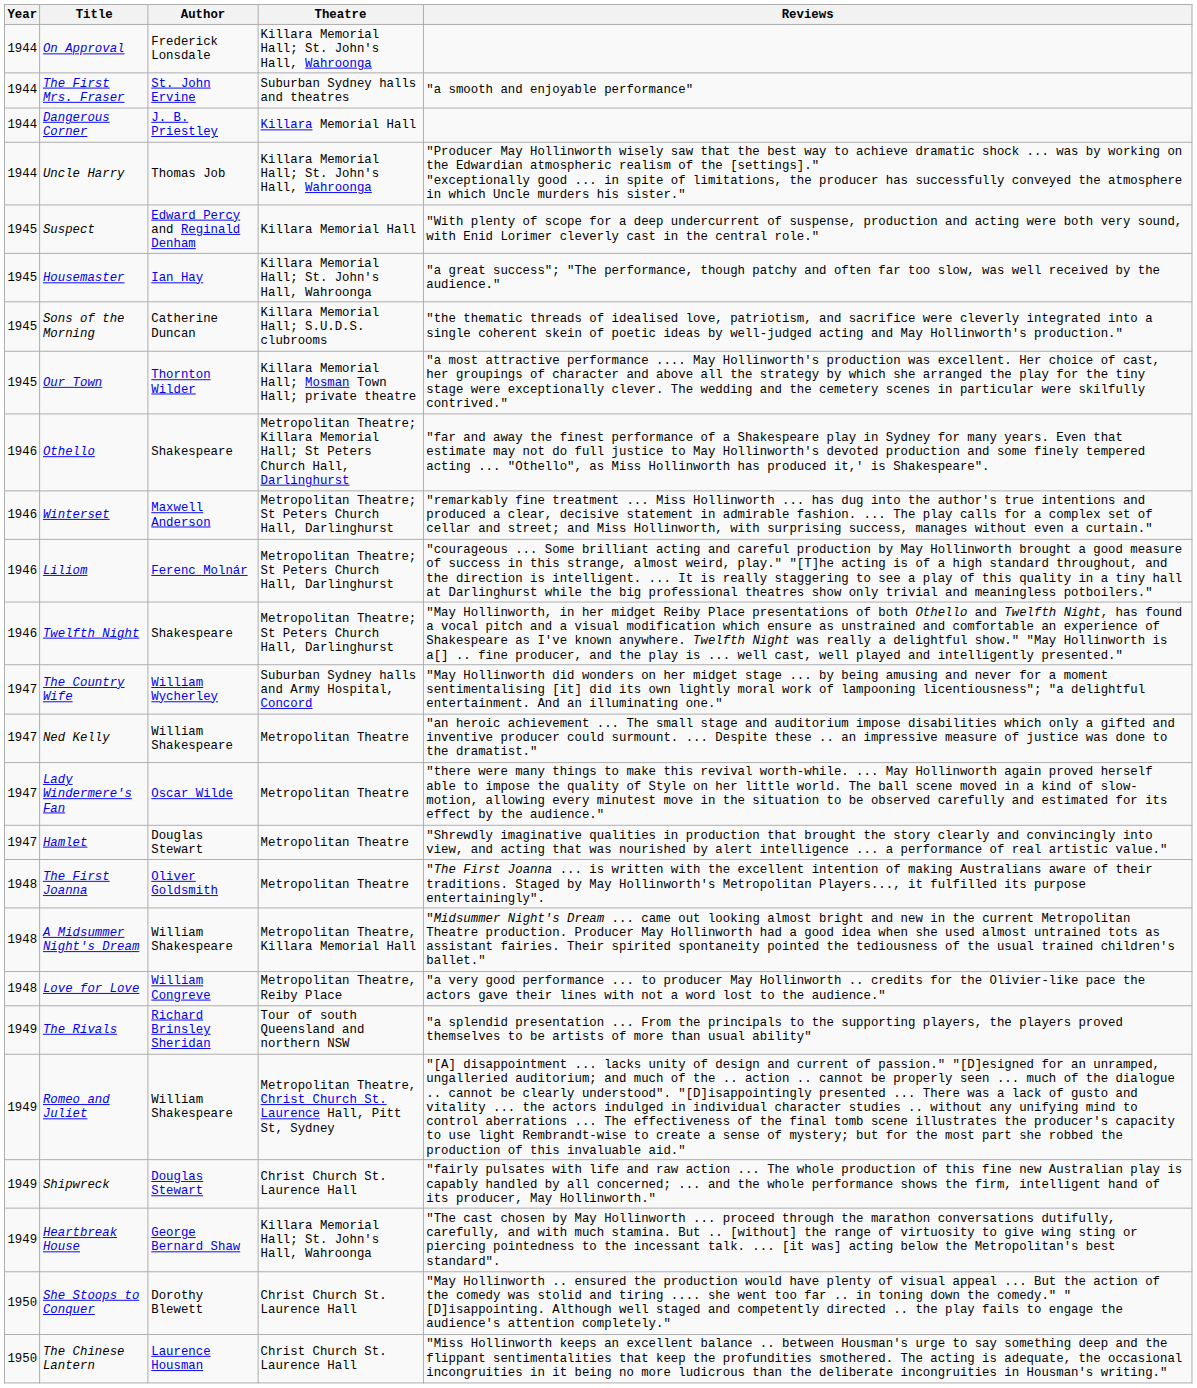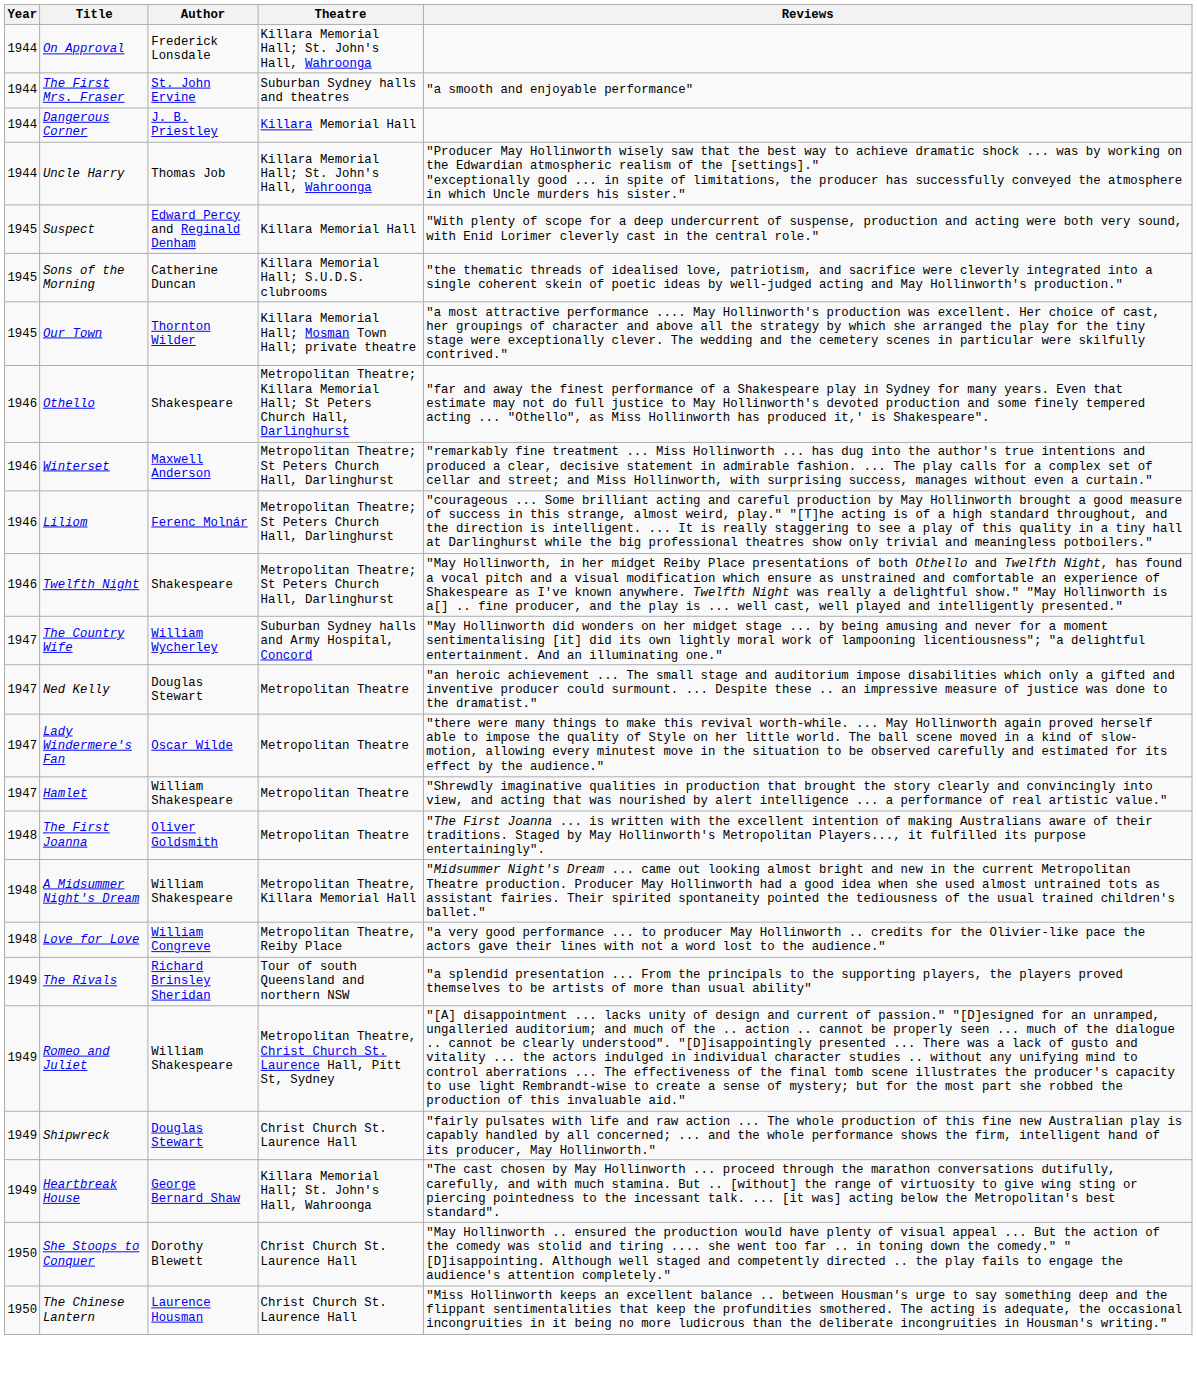- row: (84, 278)
(192, 738) William Shakespeare -> (177, 689) Douglas Stewart
(177, 842) Douglas Stewart -> (192, 794) William Shakespeare
